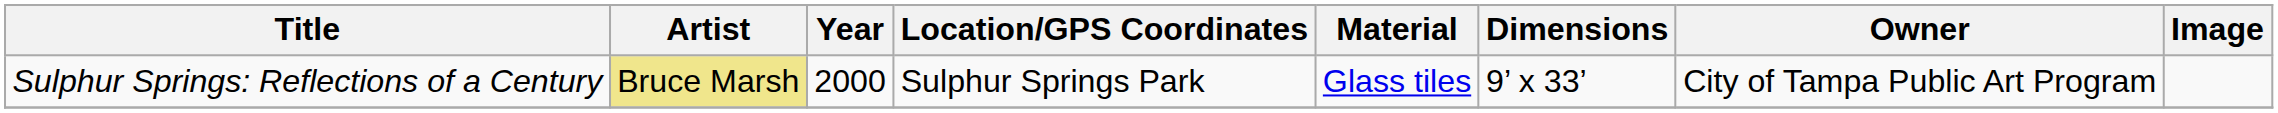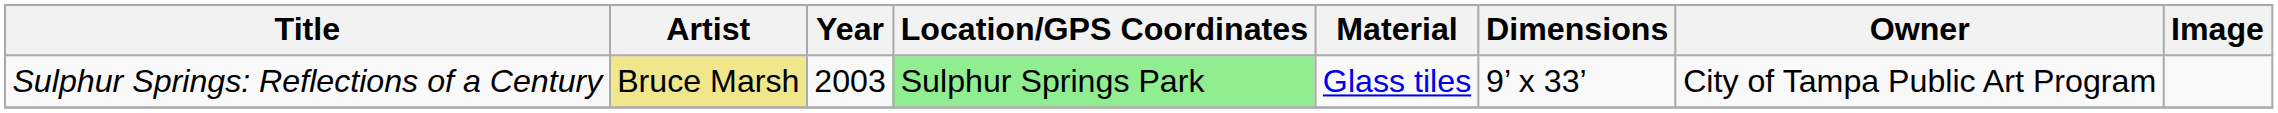(850, 81) 2000 -> (850, 81) 2003
(1053, 81) no background -> (1053, 81) lightgreen background
